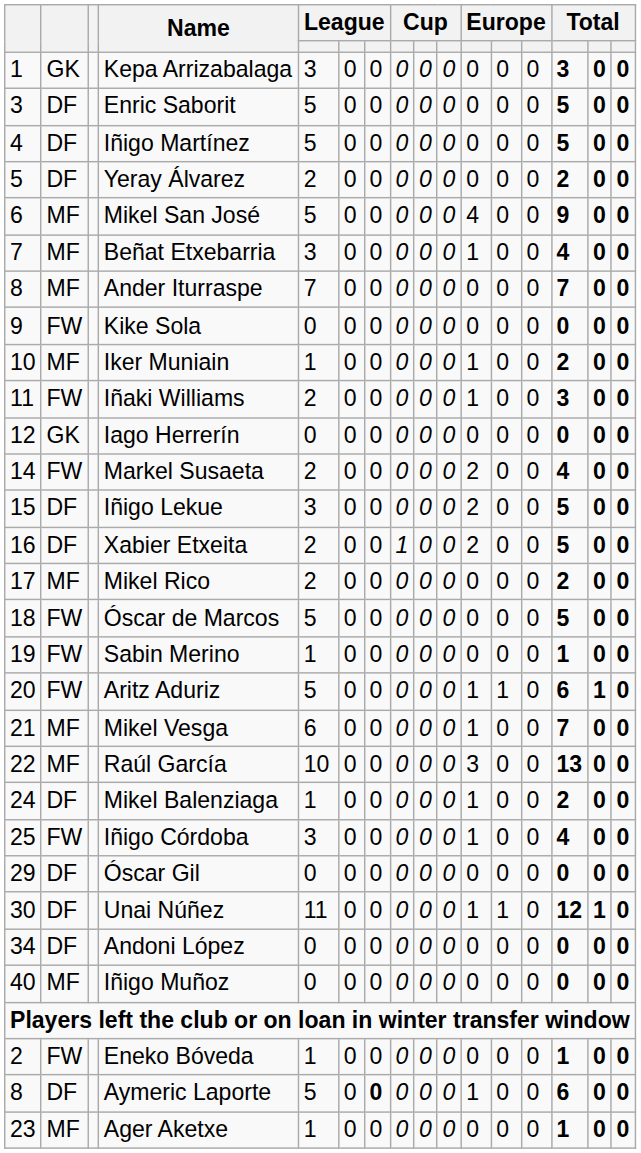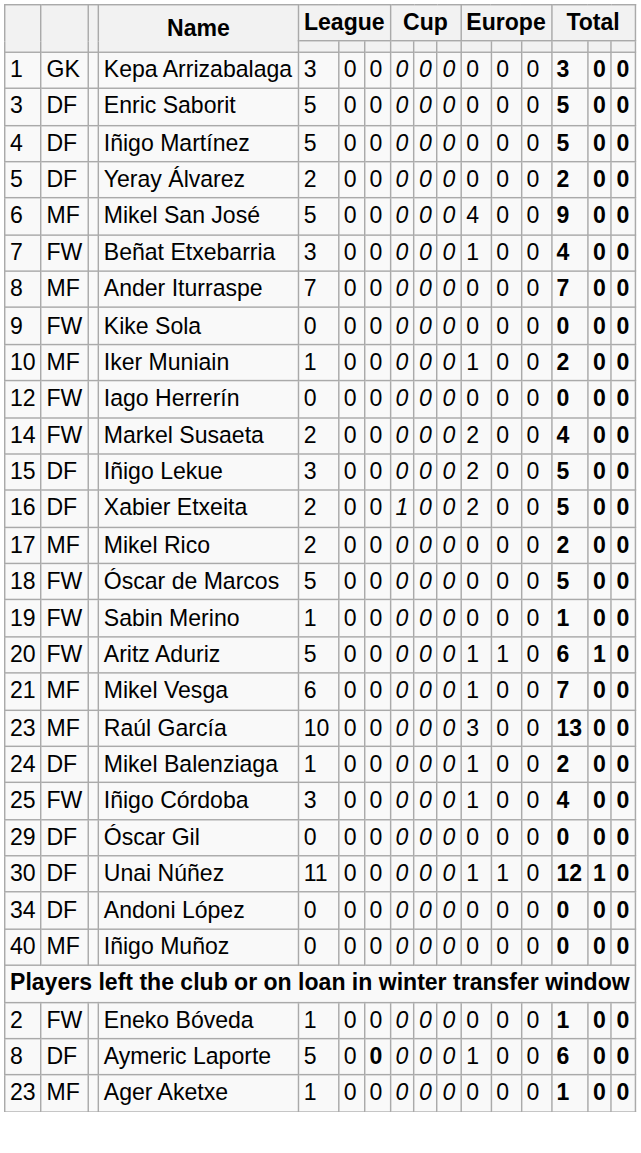(63, 252) MF -> (64, 252) FW
- row: (174, 398)
(63, 435) GK -> (64, 398) FW
(23, 764) 22 -> (23, 727) 23
